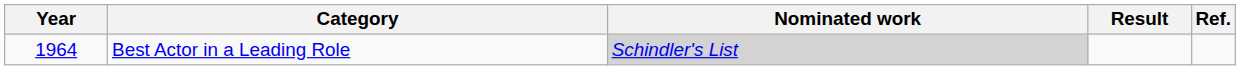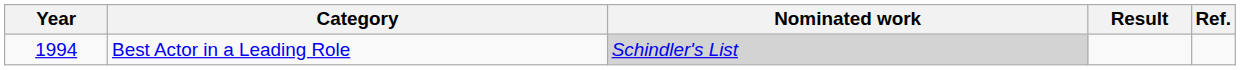(56, 49) 1964 -> (56, 49) 1994
